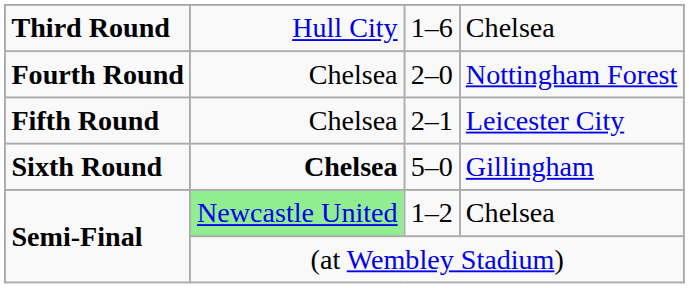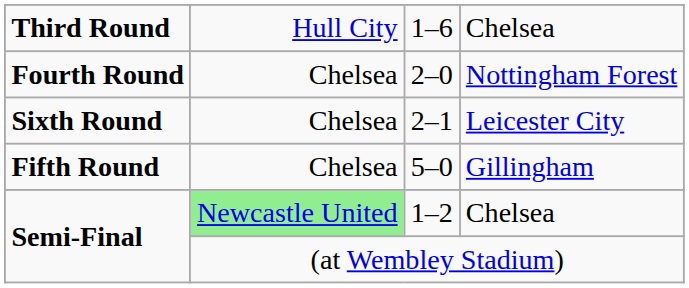(85, 120) Fifth Round -> (87, 120) Sixth Round
(87, 166) Sixth Round -> (85, 166) Fifth Round
(351, 166) bold -> (353, 166) normal
